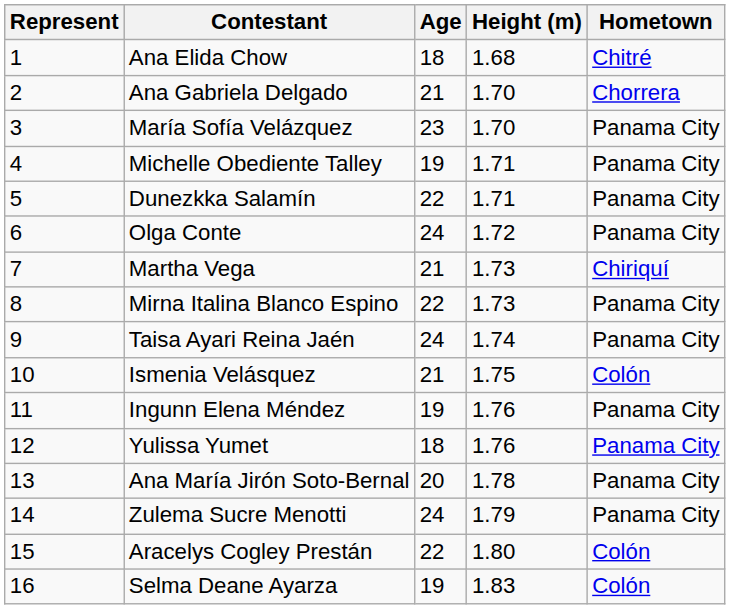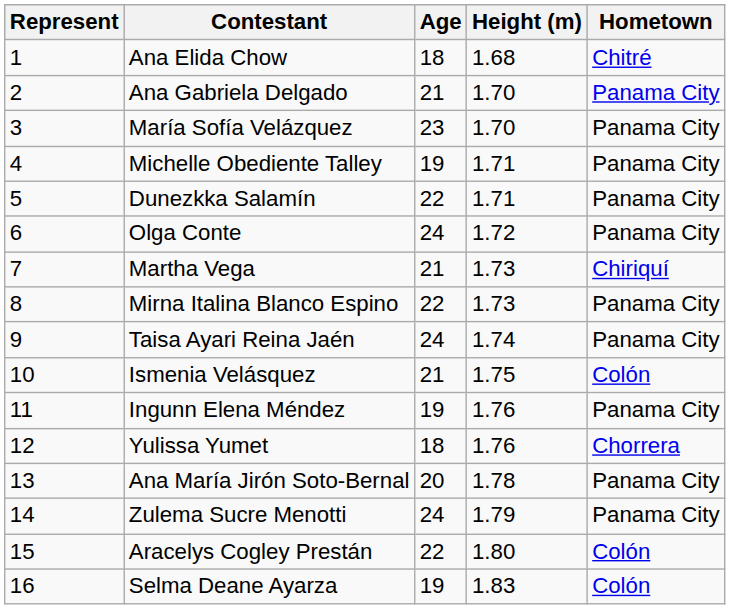(636, 92) Chorrera -> (656, 92) Panama City
(656, 445) Panama City -> (636, 445) Chorrera
